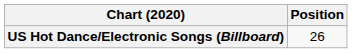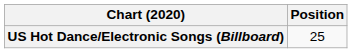(317, 36) 26 -> (317, 36) 25
